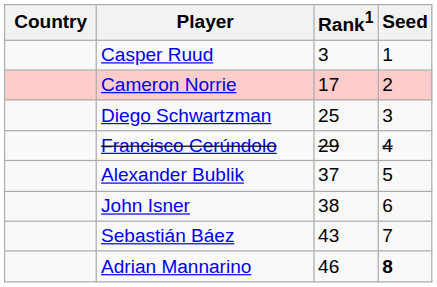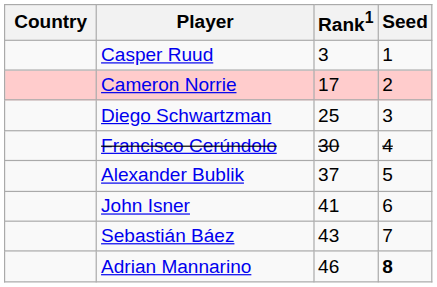(329, 145) 29 -> (329, 145) 30
(329, 205) 38 -> (329, 205) 41
